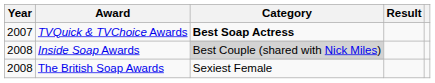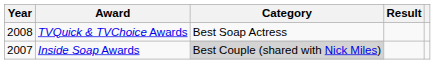(20, 31) 2007 -> (20, 31) 2008
(244, 31) bold -> (240, 31) normal
(20, 50) 2008 -> (20, 50) 2007
- row: (101, 68)
